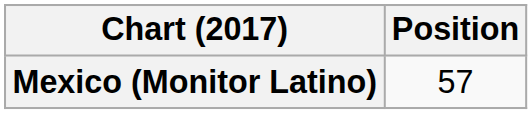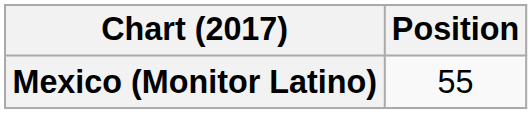(456, 81) 57 -> (456, 81) 55
